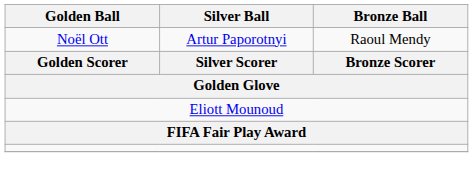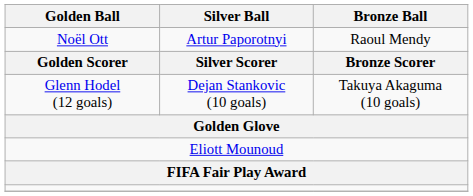+ row: (82, 94)
